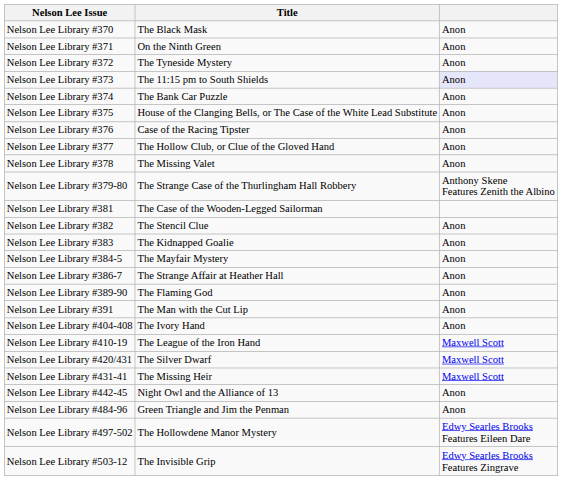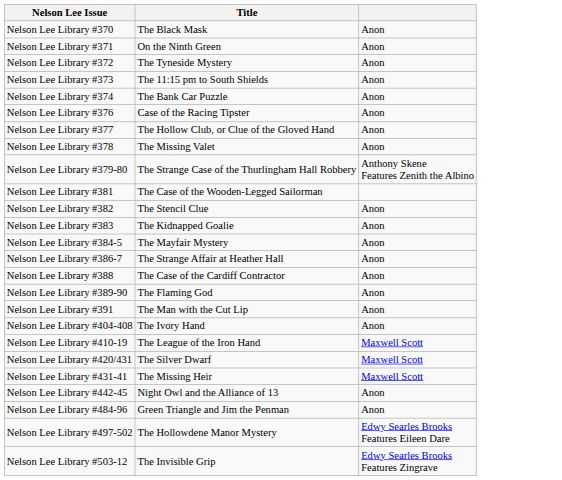(454, 79) lavender background -> (373, 79) no background
- row: (60, 113)
+ row: (60, 275)
